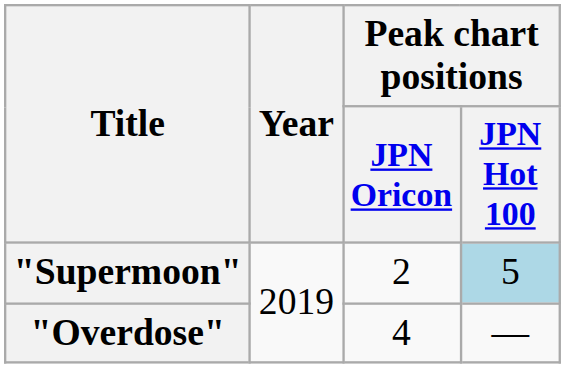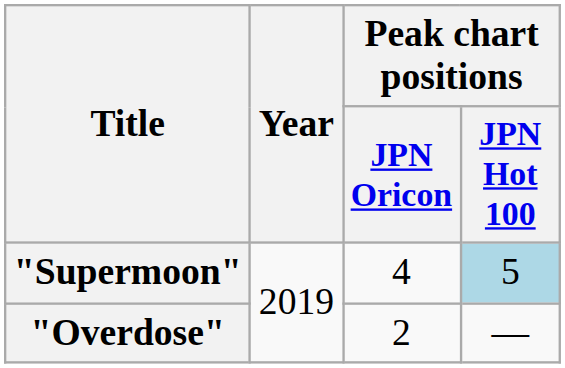(401, 271) 2 -> (401, 271) 4
(401, 331) 4 -> (401, 331) 2
